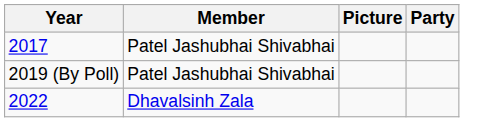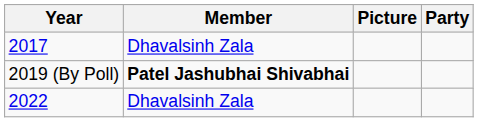(231, 46) Patel Jashubhai Shivabhai -> (190, 46) Dhavalsinh Zala
(231, 74) normal -> (238, 74) bold
